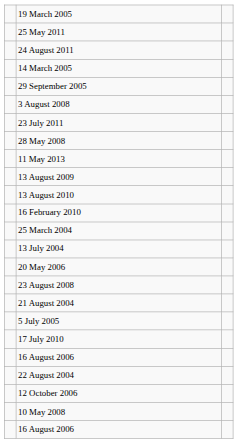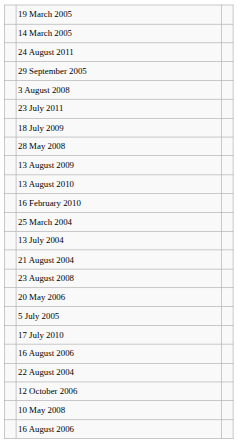- row: (10, 32)
rows swapped: (10, 50) <-> (10, 68)
+ row: (10, 128)
- row: (10, 159)
rows swapped: (10, 267) <-> (10, 303)
